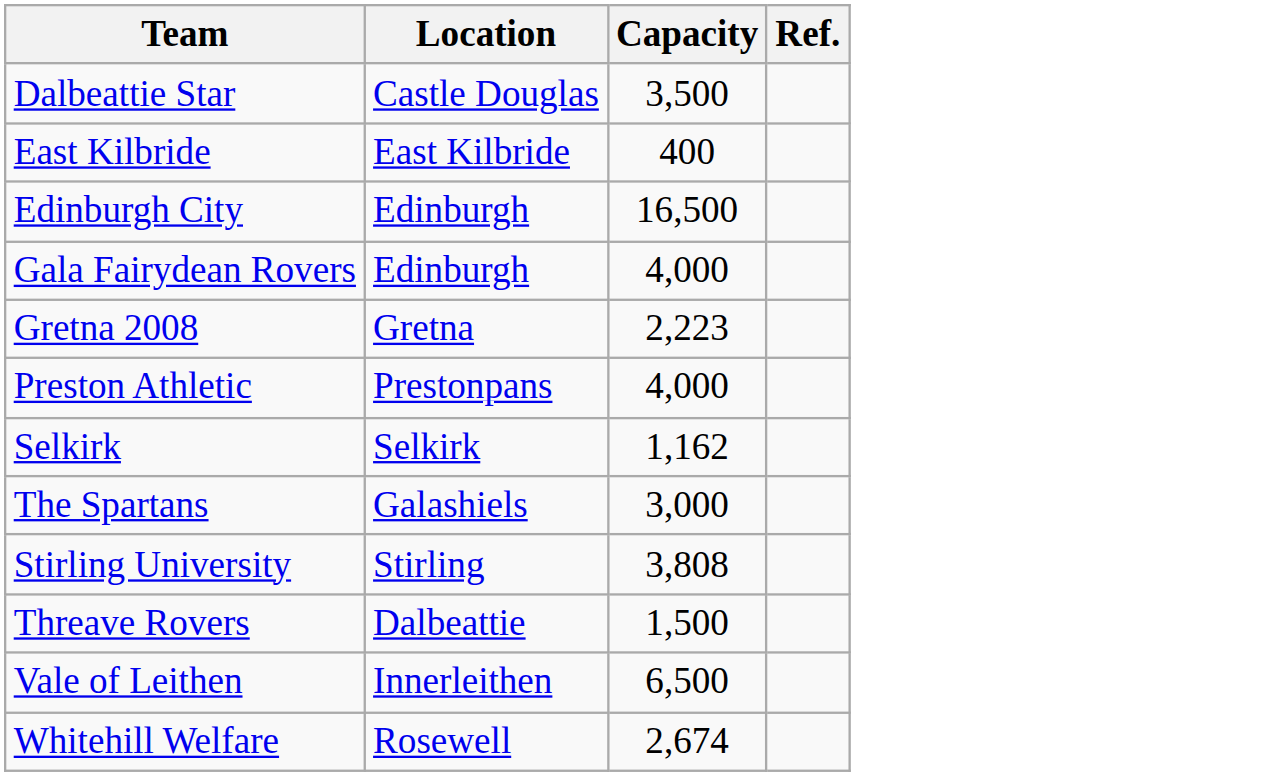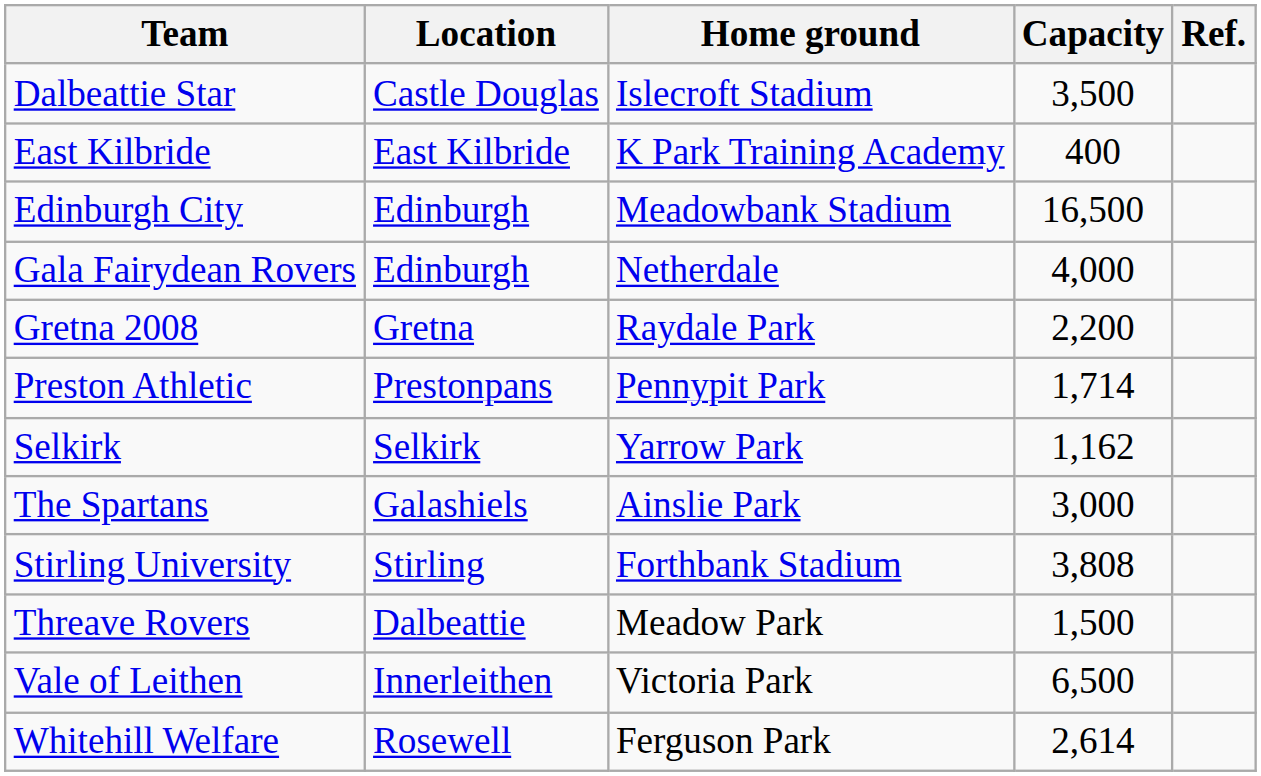+ column: (810, 33)
(687, 328) 2,223 -> (1093, 328) 2,200
(687, 387) 4,000 -> (1093, 387) 1,714
(687, 740) 2,674 -> (1093, 740) 2,614
